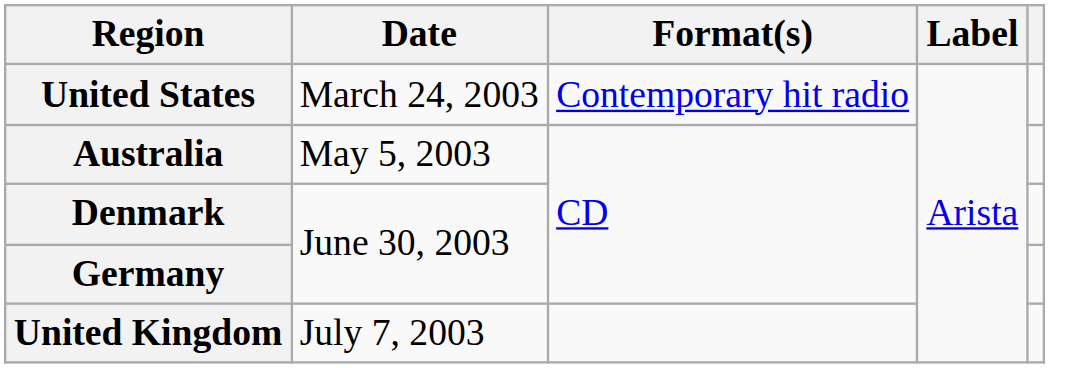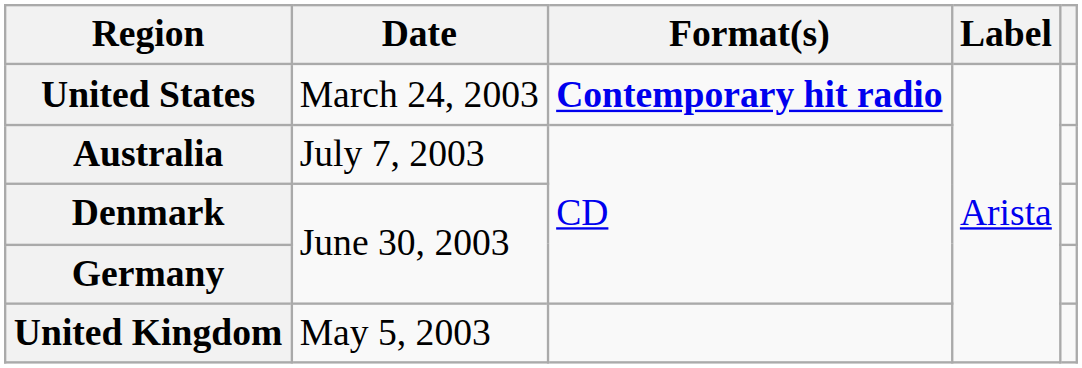(733, 93) normal -> (749, 93) bold
(395, 153) May 5, 2003 -> (392, 153) July 7, 2003
(392, 332) July 7, 2003 -> (395, 332) May 5, 2003
